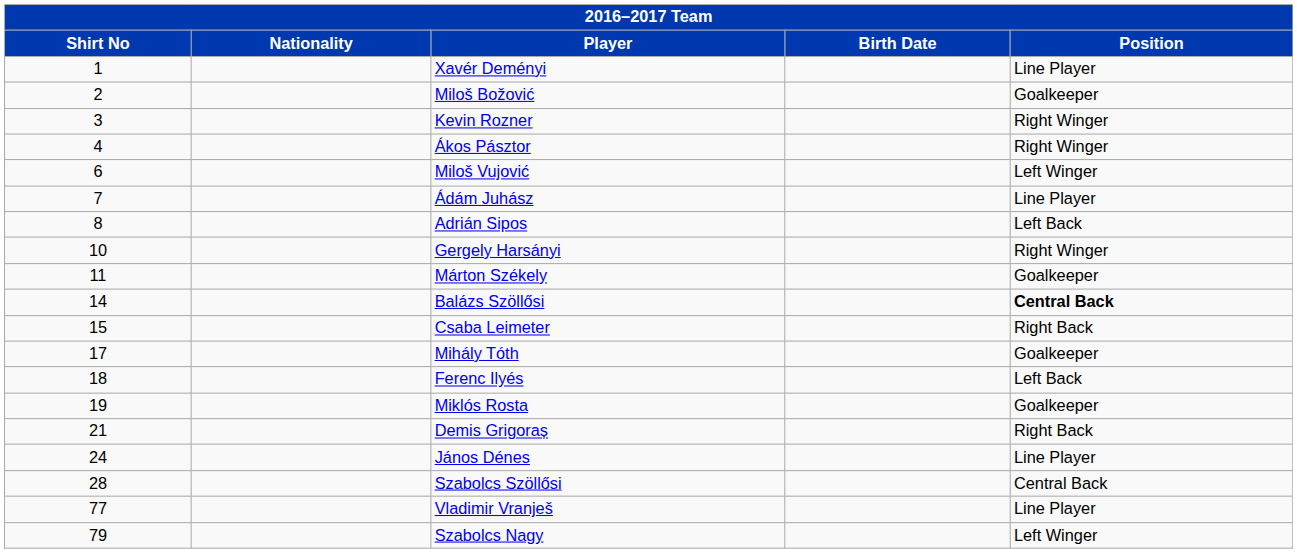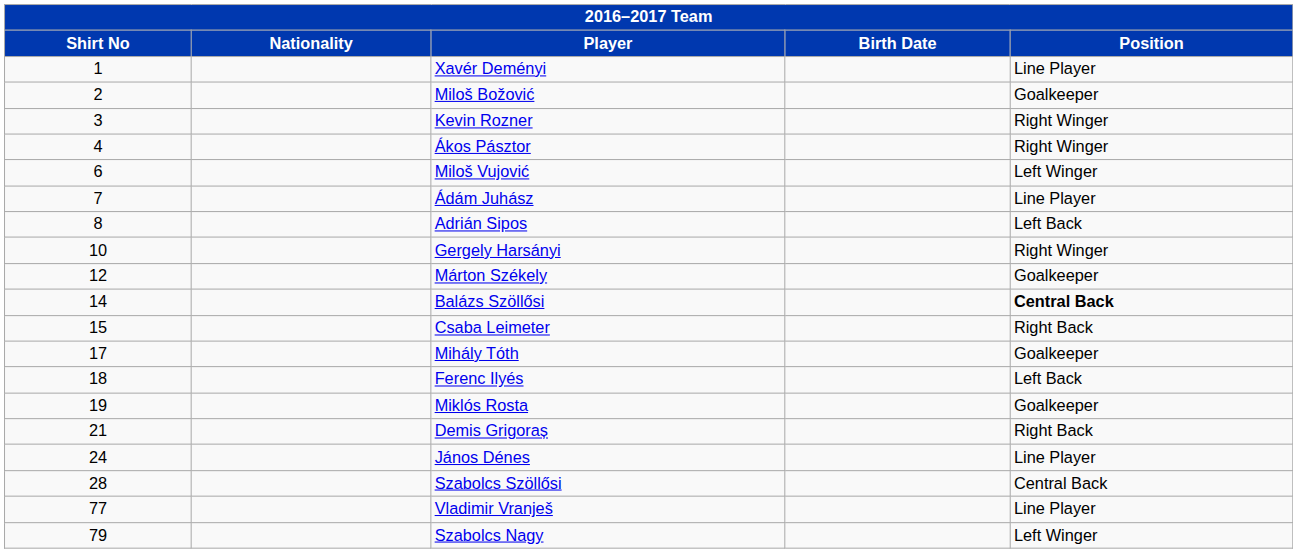(98, 276) 11 -> (98, 276) 12
